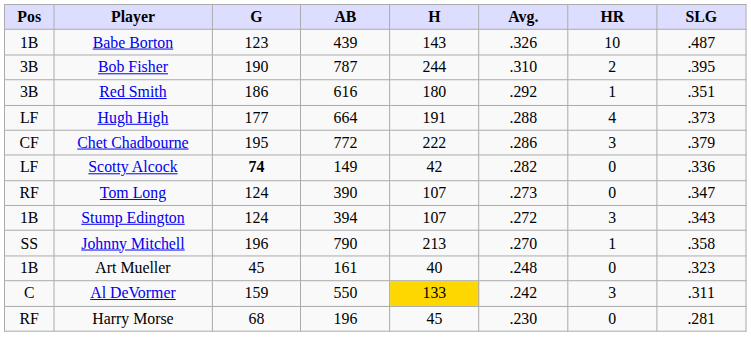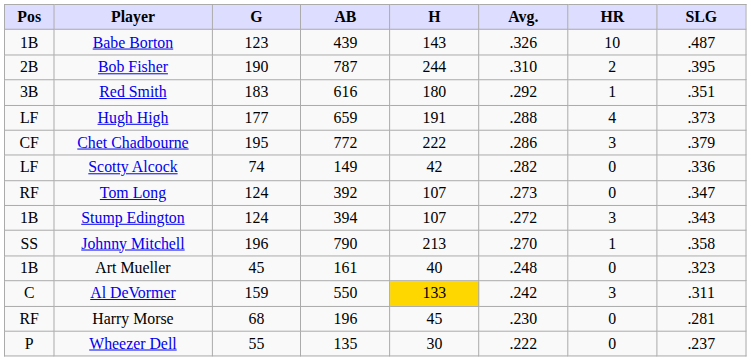(29, 67) 3B -> (29, 67) 2B
(256, 92) 186 -> (256, 92) 183
(345, 117) 664 -> (345, 117) 659
(256, 167) bold -> (256, 167) normal
(345, 192) 390 -> (345, 192) 392
+ row: (133, 343)
